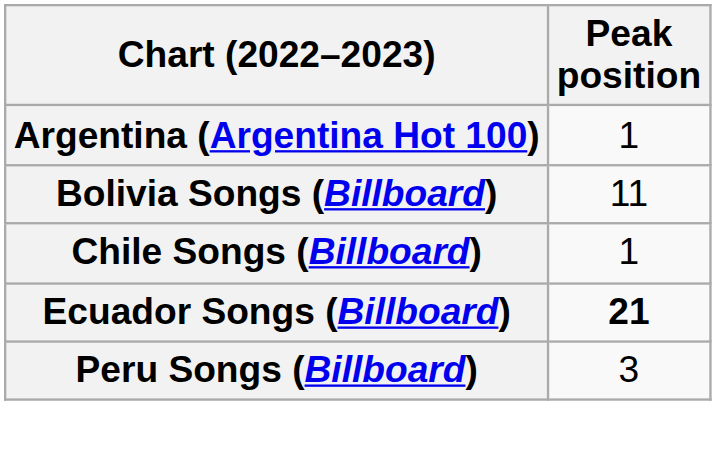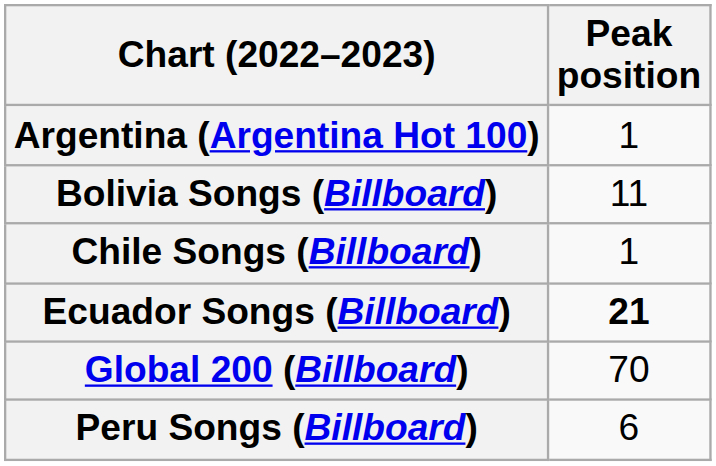+ row: (277, 370)
(629, 370) 3 -> (629, 428) 6
